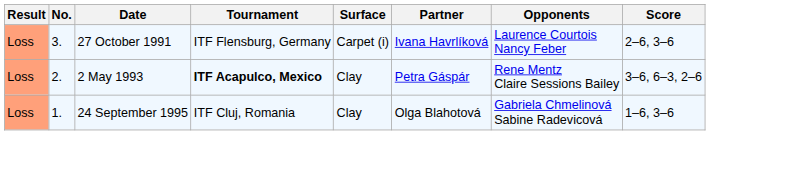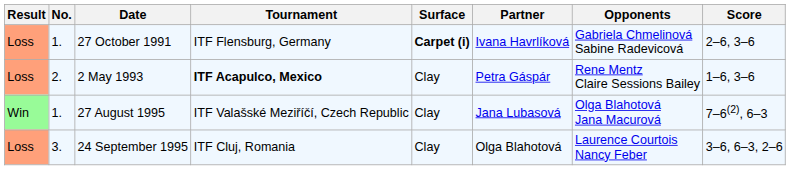(57, 41) 3. -> (57, 41) 1.
(363, 41) normal -> (442, 41) bold
(546, 41) Laurence Courtois Nancy Feber -> (634, 41) Gabriela Chmelinová Sabine Radevicová
(663, 76) 3–6, 6–3, 2–6 -> (730, 76) 1–6, 3–6
+ row: (121, 111)
(57, 111) 1. -> (57, 146) 3.
(553, 111) Gabriela Chmelinová Sabine Radevicová -> (626, 146) Laurence Courtois Nancy Feber
(650, 111) 1–6, 3–6 -> (744, 146) 3–6, 6–3, 2–6
